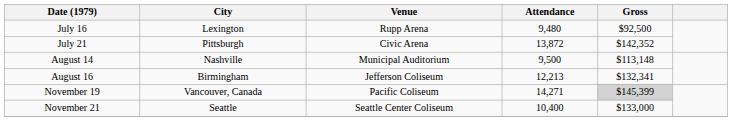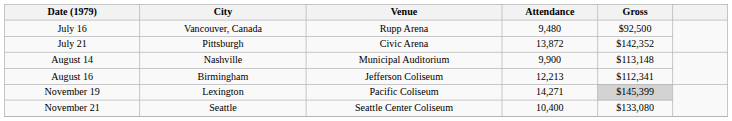(223, 28) Lexington -> (223, 28) Vancouver, Canada
(550, 60) 9,500 -> (550, 60) 9,900
(635, 76) $132,341 -> (635, 76) $112,341
(223, 92) Vancouver, Canada -> (223, 92) Lexington
(635, 108) $133,000 -> (635, 108) $133,080
